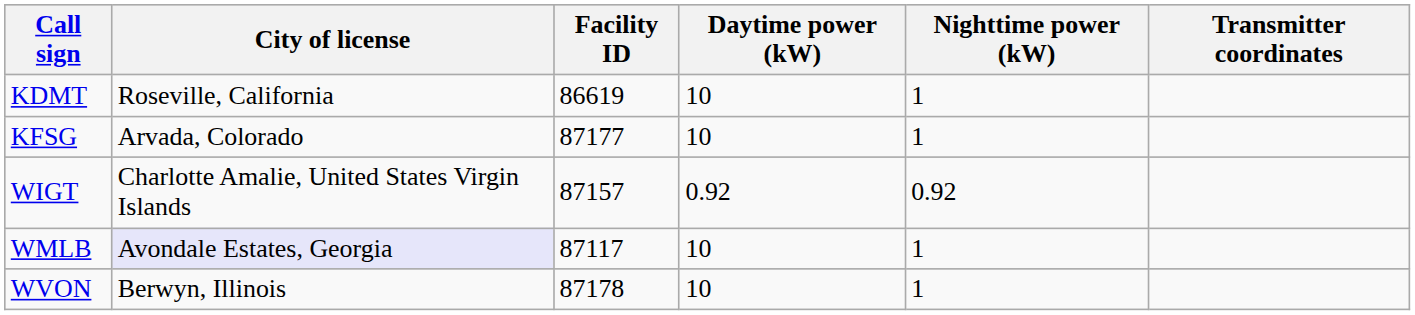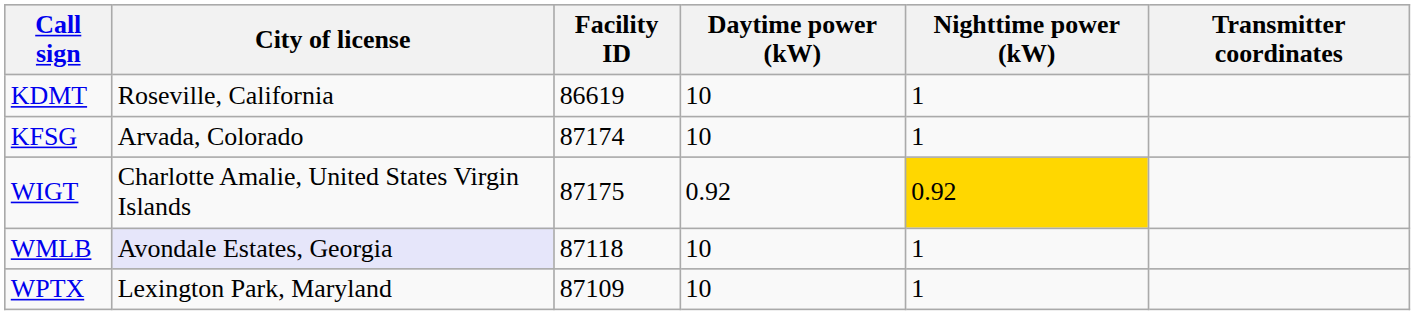(592, 136) 87177 -> (592, 136) 87174
(592, 192) 87157 -> (592, 192) 87175
(934, 192) no background -> (934, 192) gold background
(591, 247) 87117 -> (592, 247) 87118
+ row: (47, 288)
- row: (51, 288)
